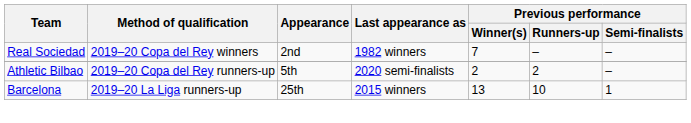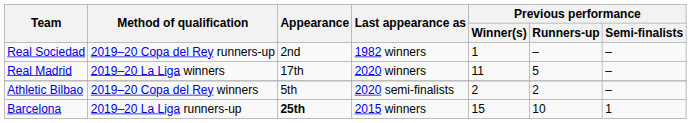(174, 52) 2019–20 Copa del Rey winners -> (183, 52) 2019–20 Copa del Rey runners-up
(475, 52) 7 -> (475, 52) 1
+ row: (39, 71)
(183, 71) 2019–20 Copa del Rey runners-up -> (174, 90) 2019–20 Copa del Rey winners
(292, 90) normal -> (293, 109) bold
(478, 90) 13 -> (478, 109) 15
